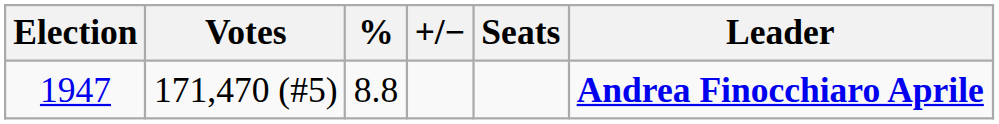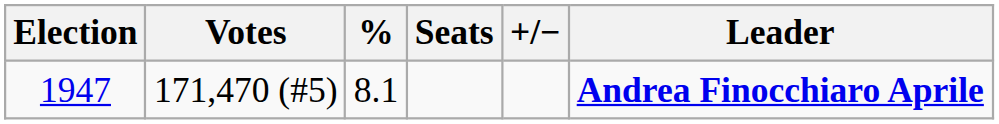columns swapped: (521, 32) <-> (440, 32)
(376, 88) 8.8 -> (376, 88) 8.1
